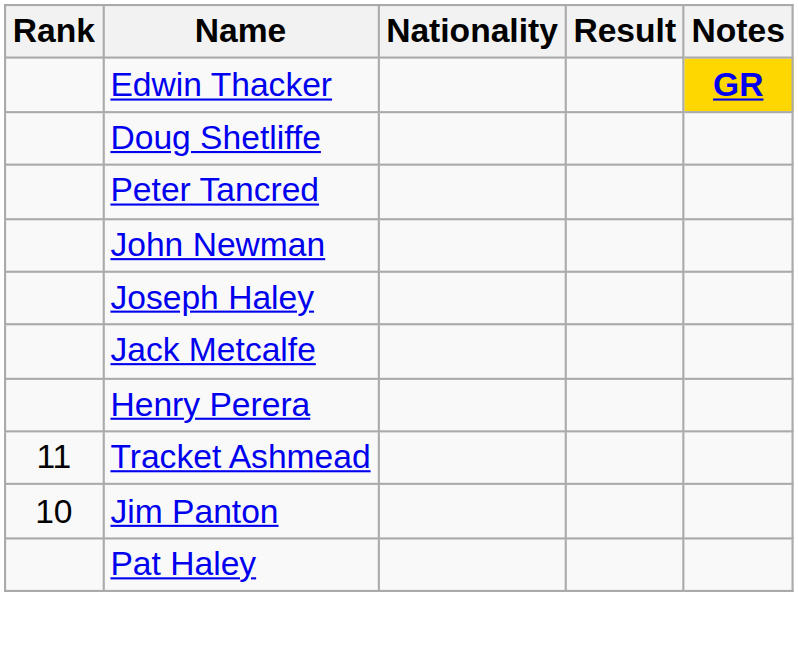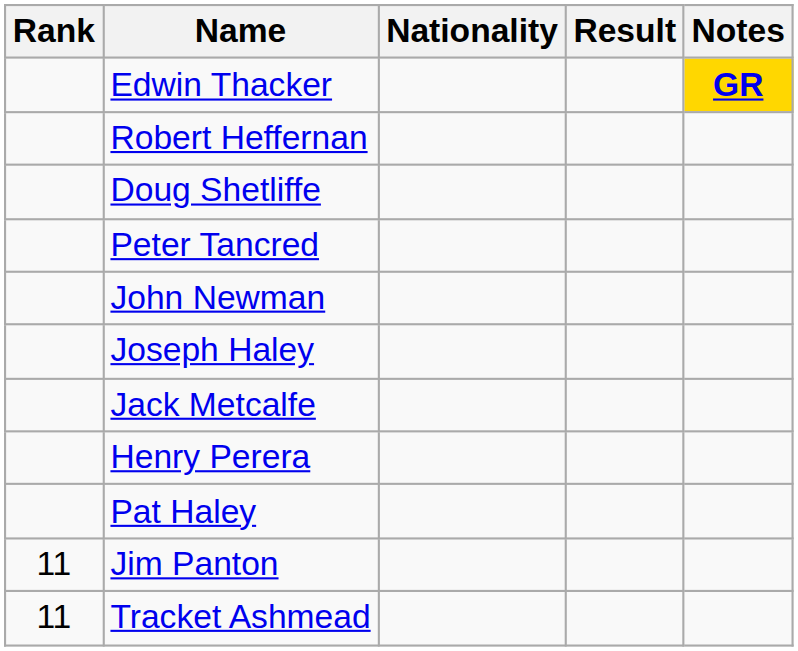+ row: (239, 137)
rows swapped: (183, 564) <-> (241, 457)
(54, 510) 10 -> (54, 564) 11
